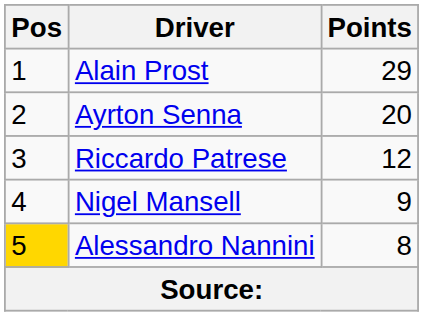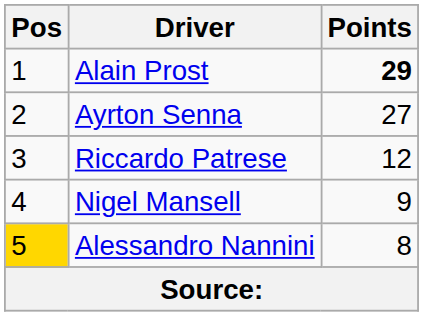(397, 71) normal -> (397, 71) bold
(397, 115) 20 -> (397, 115) 27
